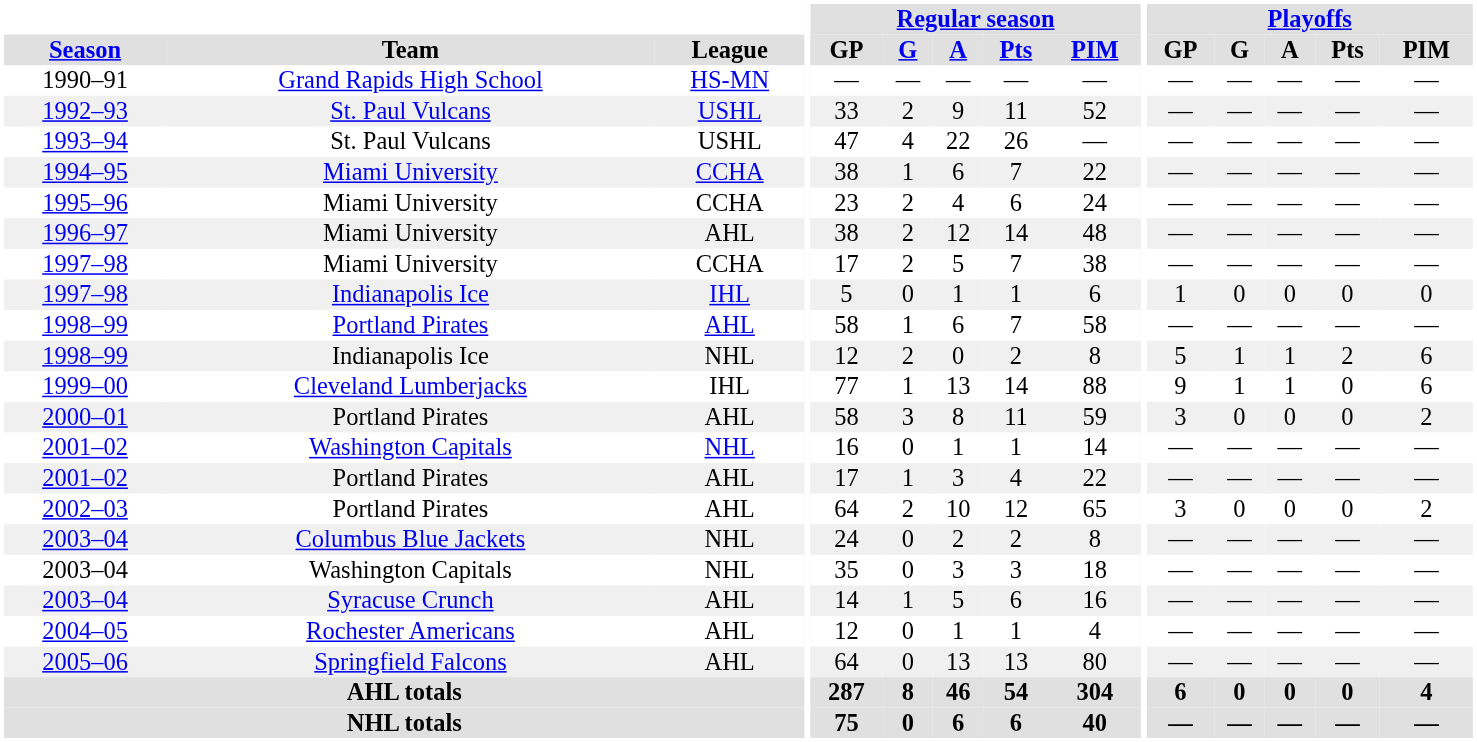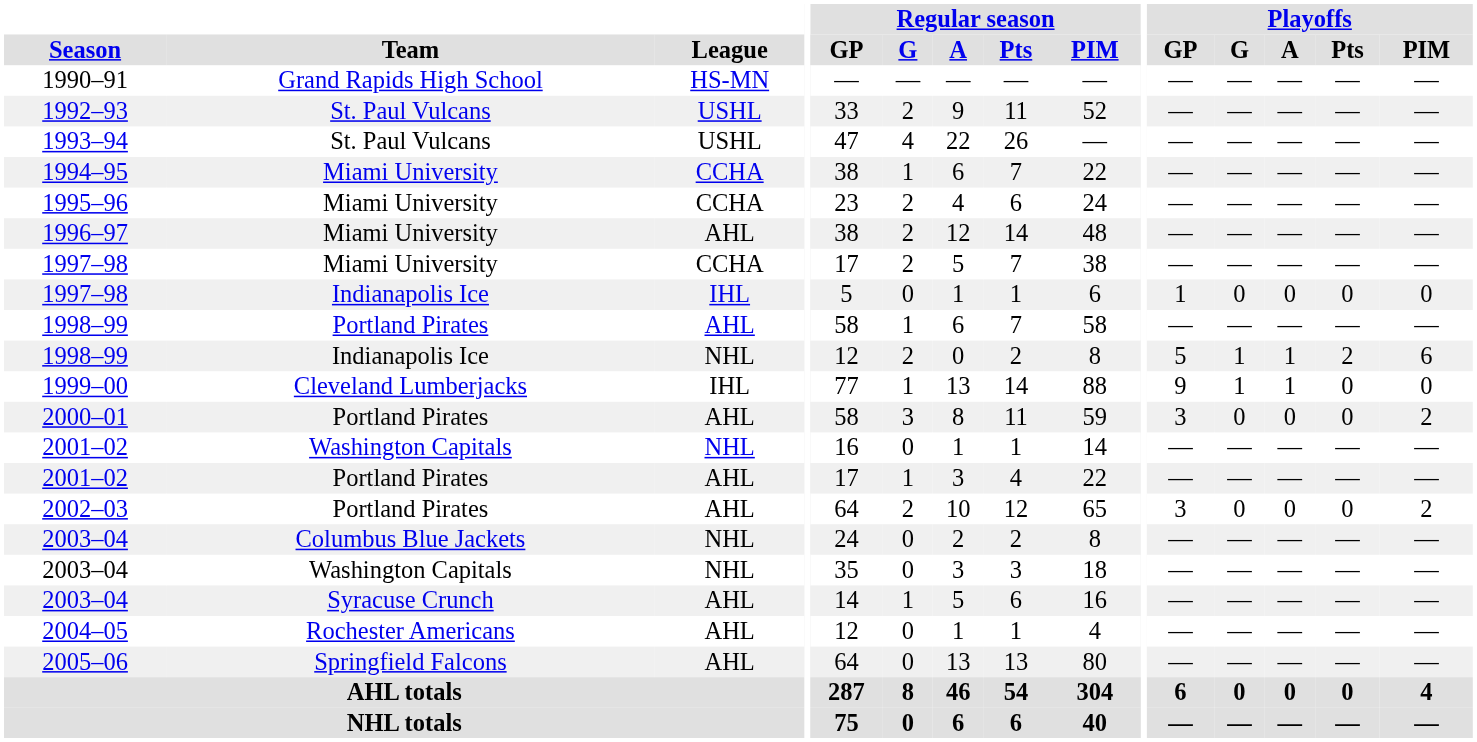(1426, 386) 6 -> (1426, 386) 0
